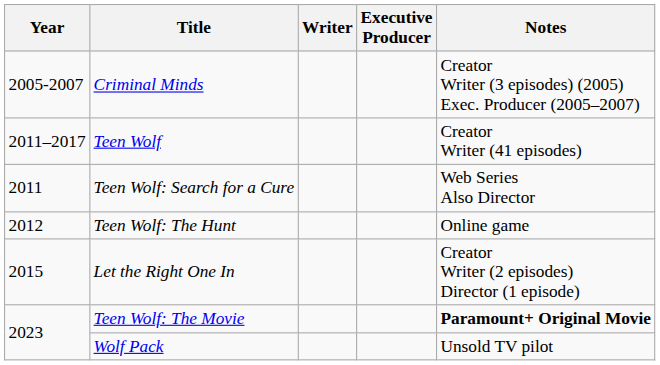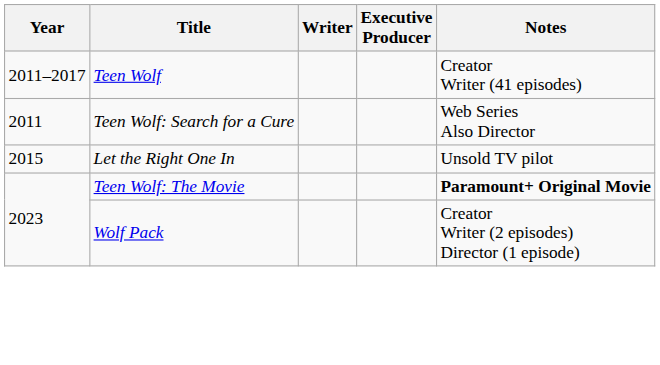- row: (149, 84)
- row: (165, 225)
(510, 271) Creator Writer (2 episodes) Director (1 episode) -> (497, 158) Unsold TV pilot
(497, 346) Unsold TV pilot -> (510, 232) Creator Writer (2 episodes) Director (1 episode)
